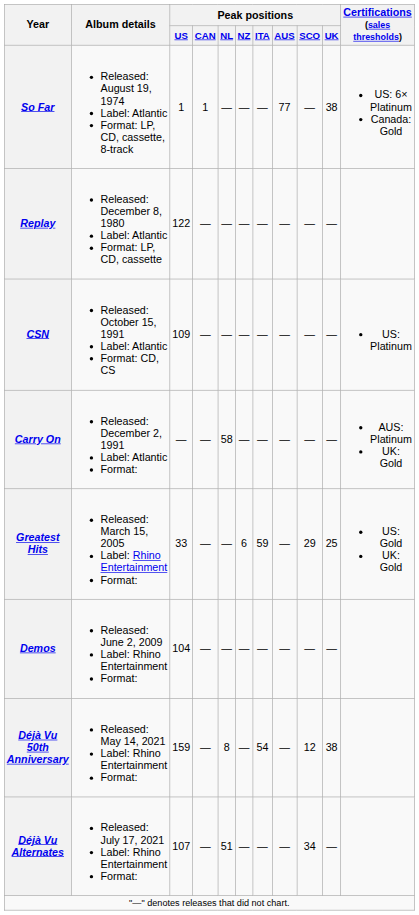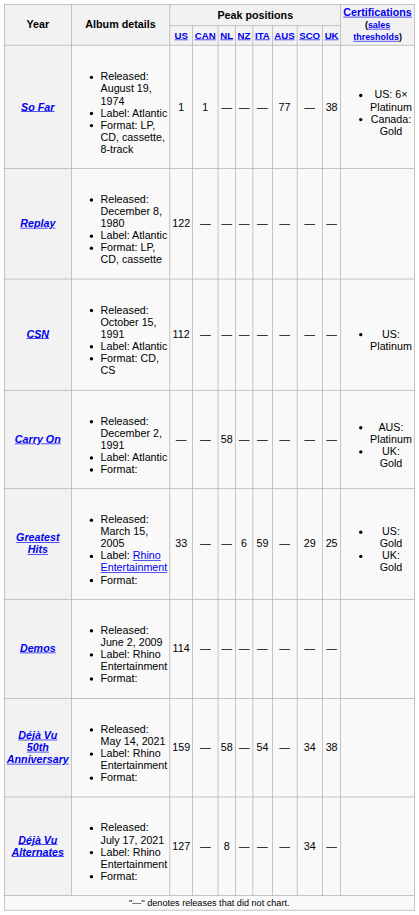(181, 334) 109 -> (181, 334) 112
(181, 648) 104 -> (181, 648) 114
(227, 747) 8 -> (227, 747) 58
(310, 747) 12 -> (310, 747) 34
(181, 846) 107 -> (181, 846) 127
(227, 846) 51 -> (227, 846) 8
